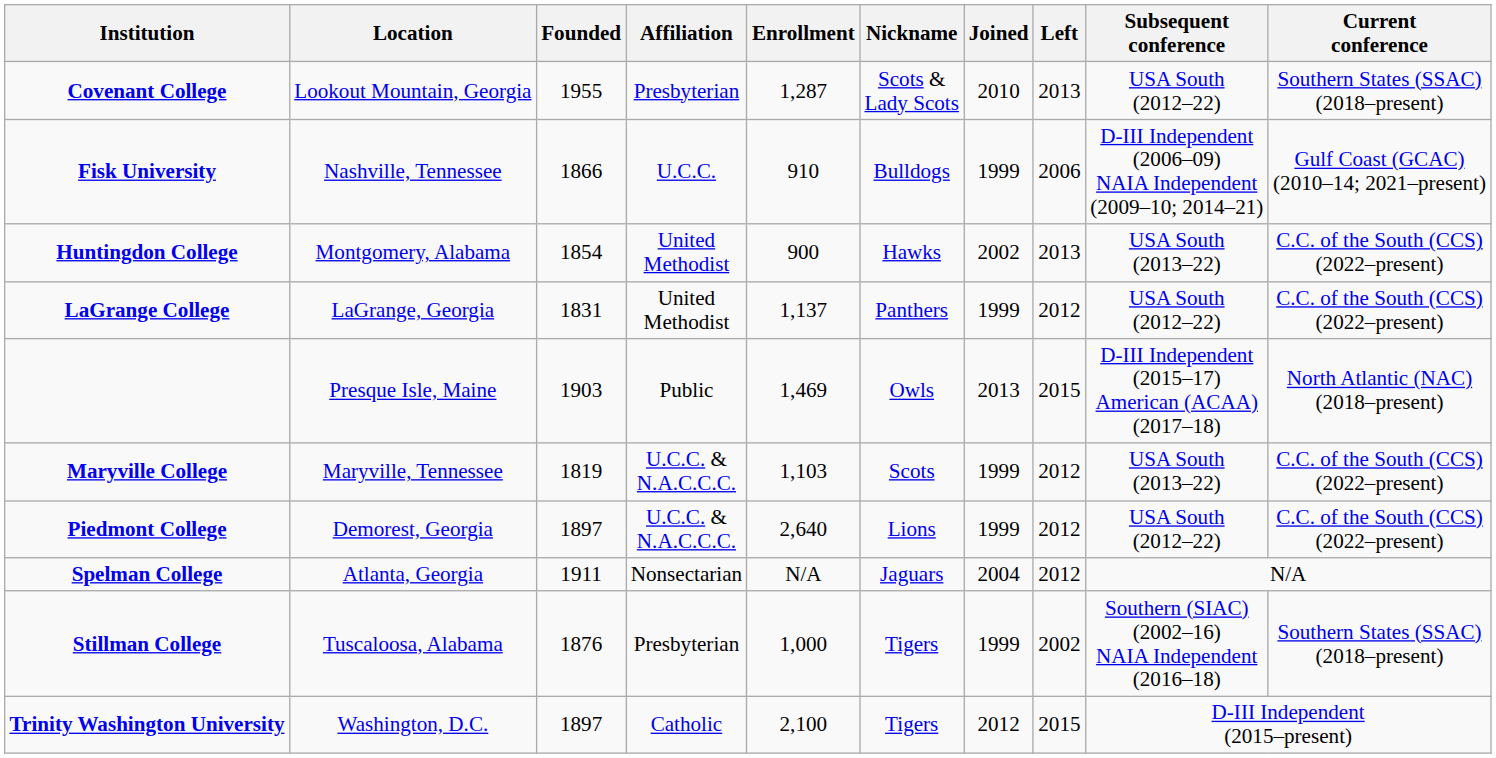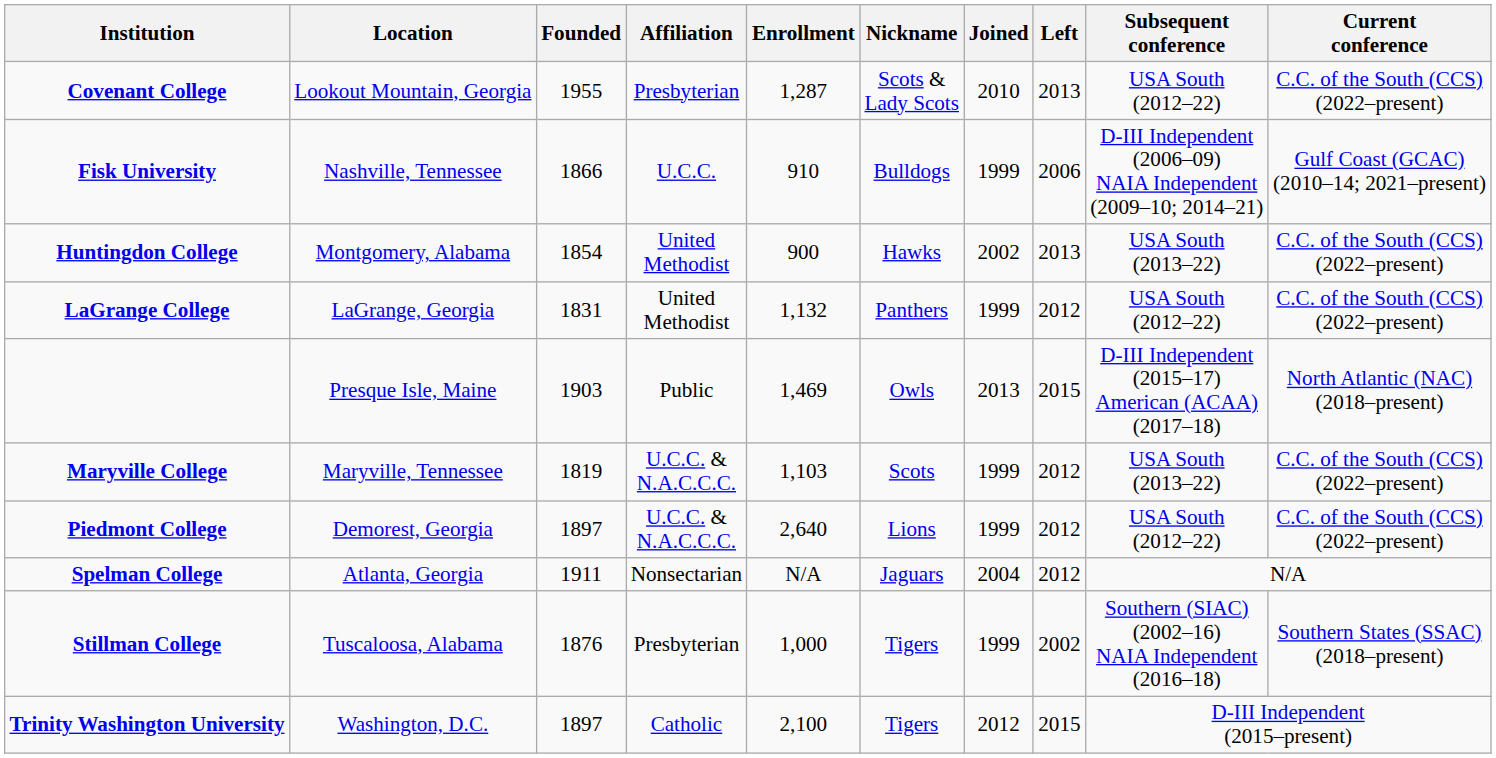(1379, 90) Southern States (SSAC) (2018–present) -> (1380, 90) C.C. of the South (CCS) (2022–present)
(803, 309) 1,137 -> (803, 309) 1,132
